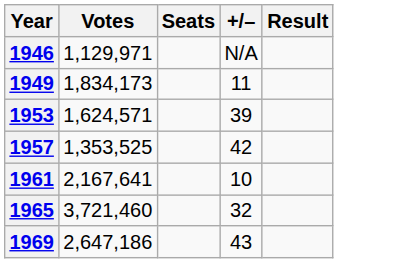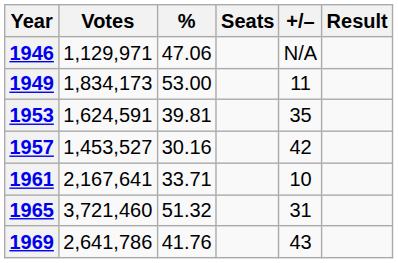+ column: (187, 21)
(108, 116) 1,624,571 -> (108, 116) 1,624,591
(241, 116) 39 -> (301, 116) 35
(108, 147) 1,353,525 -> (108, 147) 1,453,527
(241, 211) 32 -> (301, 211) 31
(108, 242) 2,647,186 -> (108, 242) 2,641,786
